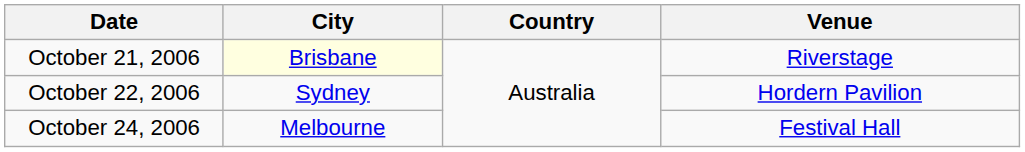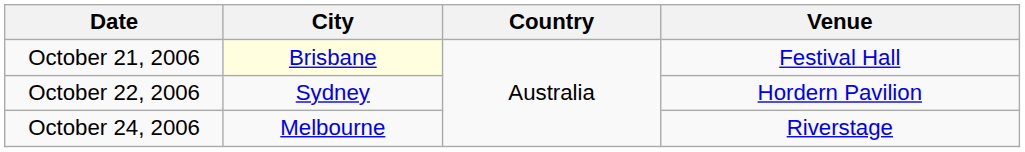(840, 57) Riverstage -> (840, 57) Festival Hall
(840, 127) Festival Hall -> (840, 127) Riverstage
